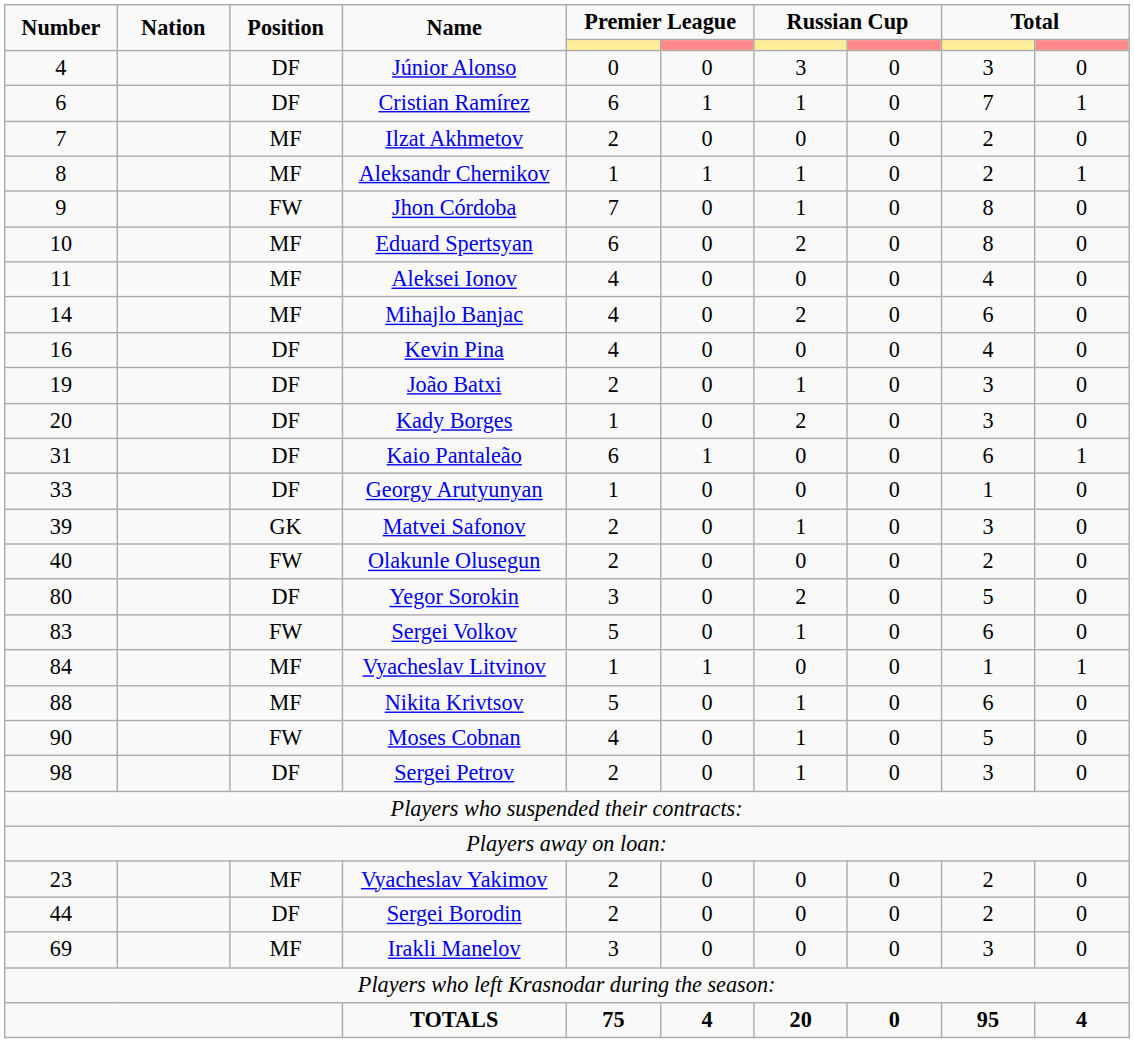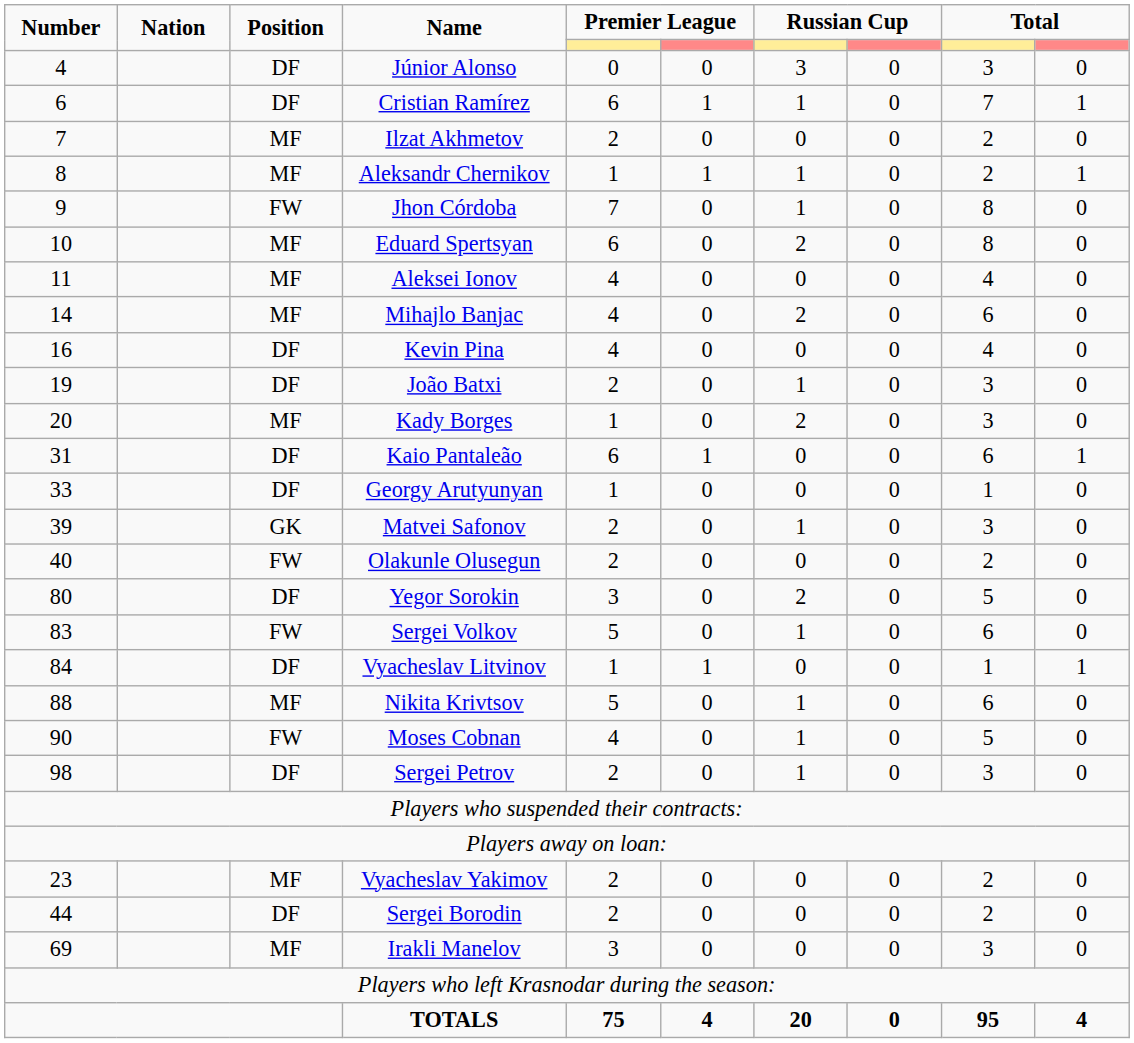(286, 420) DF -> (286, 420) MF
(286, 667) MF -> (286, 667) DF
